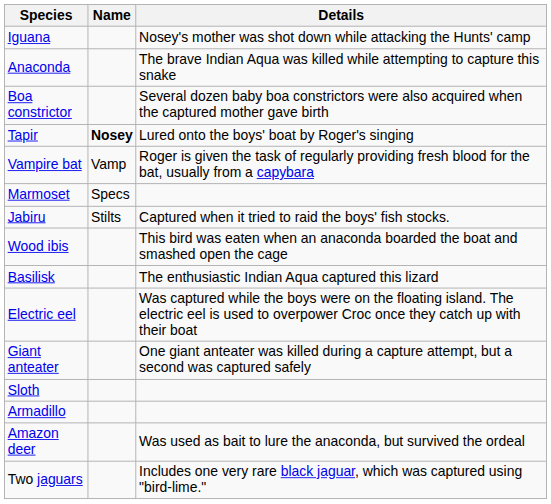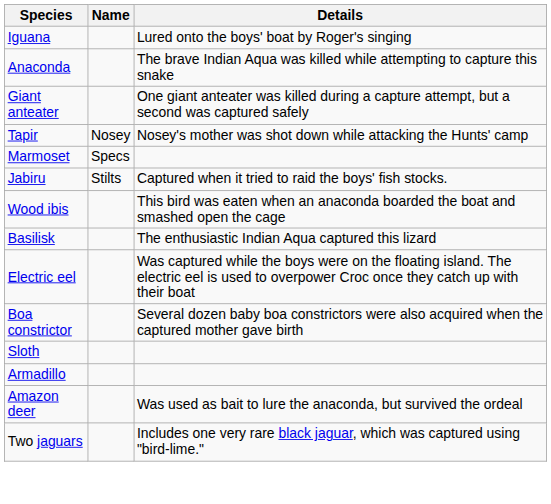(335, 37) Nosey's mother was shot down while attacking the Hunts' camp -> (274, 37) Lured onto the boys' boat by Roger's singing
rows swapped: (40, 105) <-> (33, 360)
(112, 135) bold -> (111, 135) normal
(276, 135) Lured onto the boys' boat by Roger's singing -> (333, 135) Nosey's mother was shot down while attacking the Hunts' camp
- row: (45, 165)
